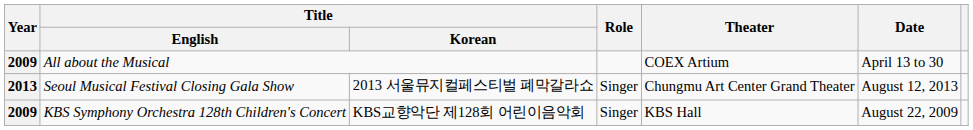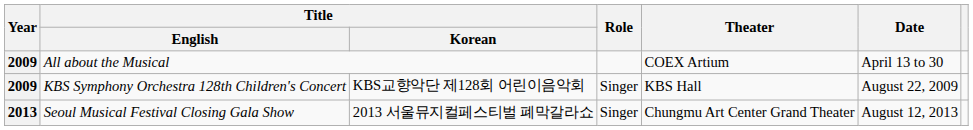rows swapped: (195, 112) <-> (169, 86)
